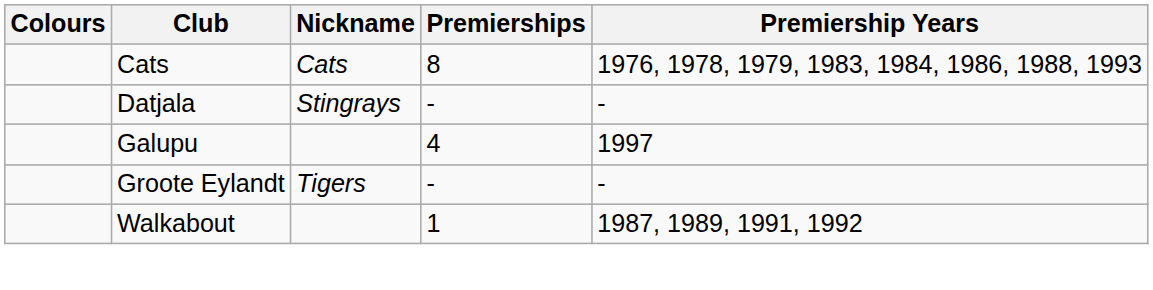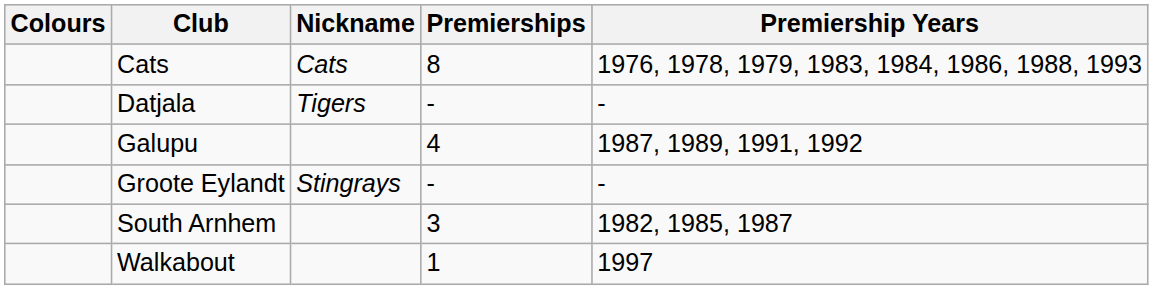(349, 104) Stingrays -> (331, 104) Tigers
(625, 143) 1997 -> (730, 143) 1987, 1989, 1991, 1992
(331, 183) Tigers -> (349, 183) Stingrays
+ row: (197, 223)
(730, 223) 1987, 1989, 1991, 1992 -> (625, 263) 1997
